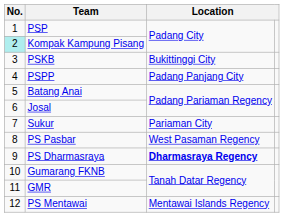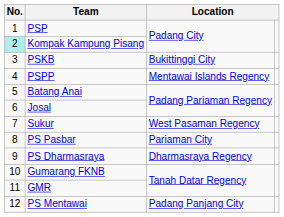(196, 76) Padang Panjang City -> (209, 76) Mentawai Islands Regency
(180, 124) Pariaman City -> (204, 124) West Pasaman Regency
(204, 140) West Pasaman Regency -> (180, 140) Pariaman City
(203, 156) bold -> (200, 156) normal
(209, 204) Mentawai Islands Regency -> (196, 204) Padang Panjang City
